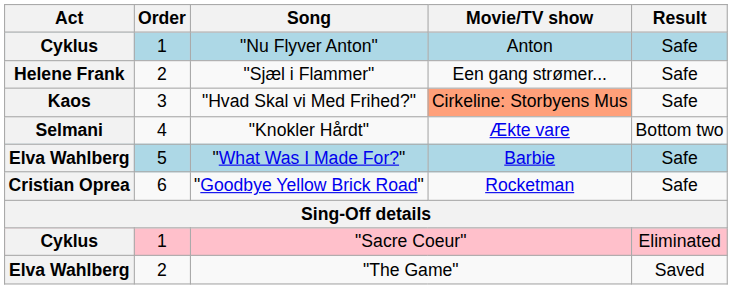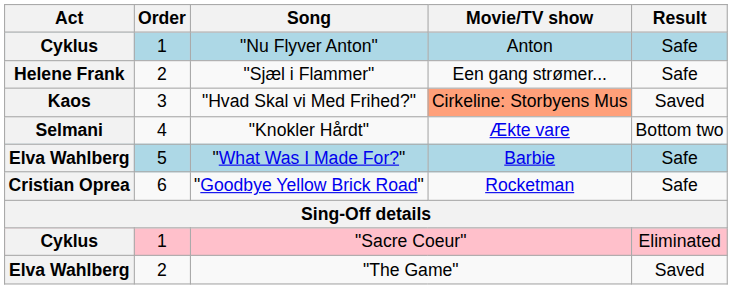(680, 102) Safe -> (680, 102) Saved
